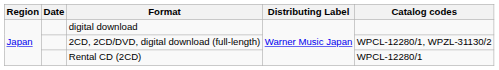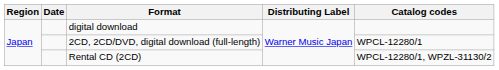(424, 42) WPCL‐12280/1, WPZL-31130/2 -> (390, 42) WPCL‐12280/1
(390, 57) WPCL‐12280/1 -> (424, 57) WPCL‐12280/1, WPZL-31130/2
